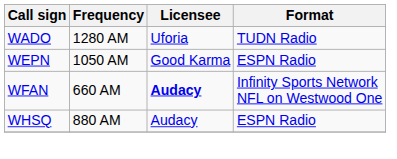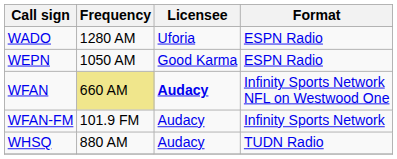(277, 37) TUDN Radio -> (283, 37) ESPN Radio
(97, 90) no background -> (104, 90) khaki background
+ row: (41, 120)
(276, 120) ESPN Radio -> (284, 143) TUDN Radio
